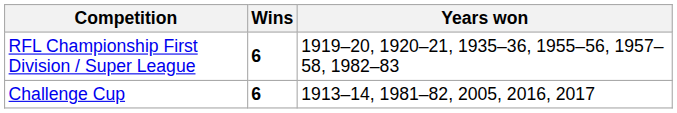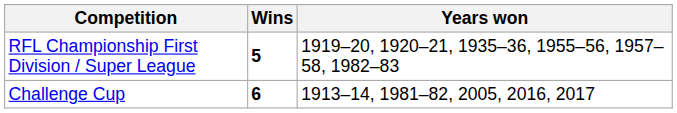(256, 56) 6 -> (256, 56) 5
